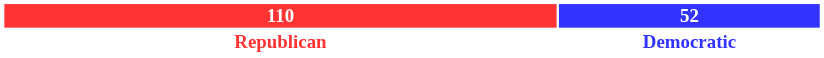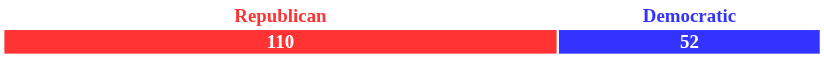rows swapped: (280, 15) <-> (280, 41)
